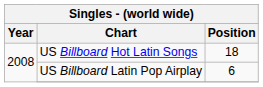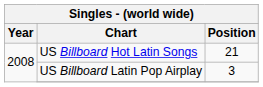(232, 52) 18 -> (232, 52) 21
(232, 71) 6 -> (232, 71) 3
